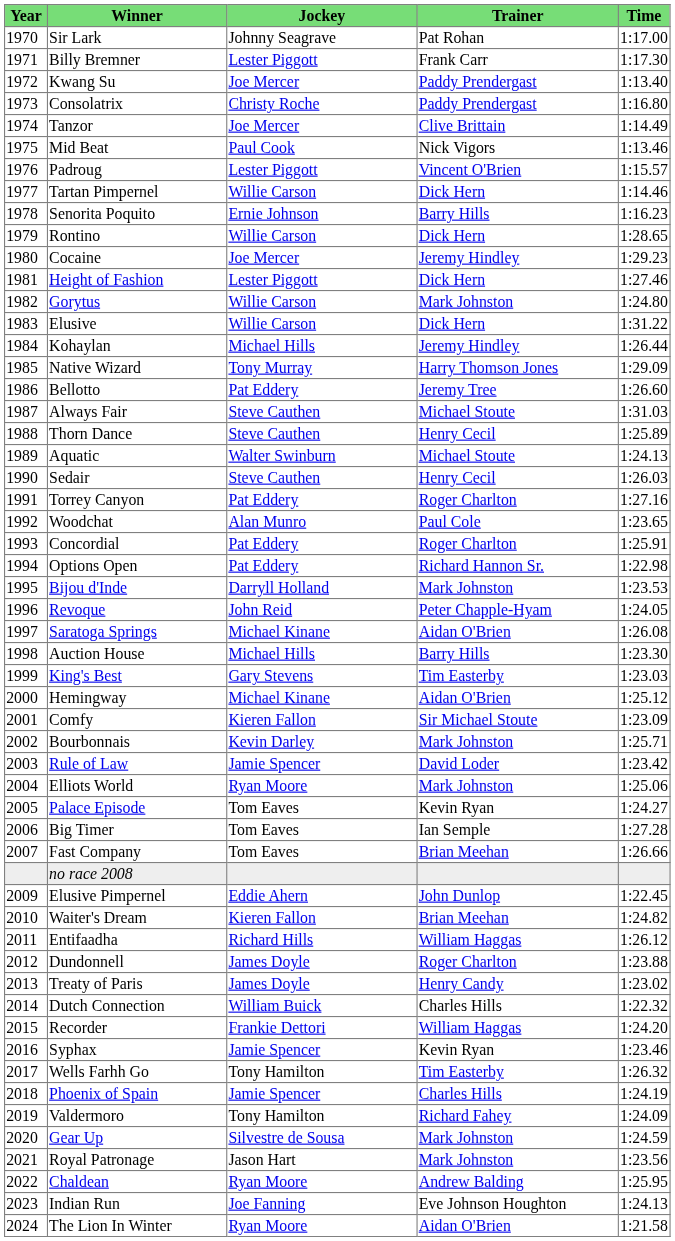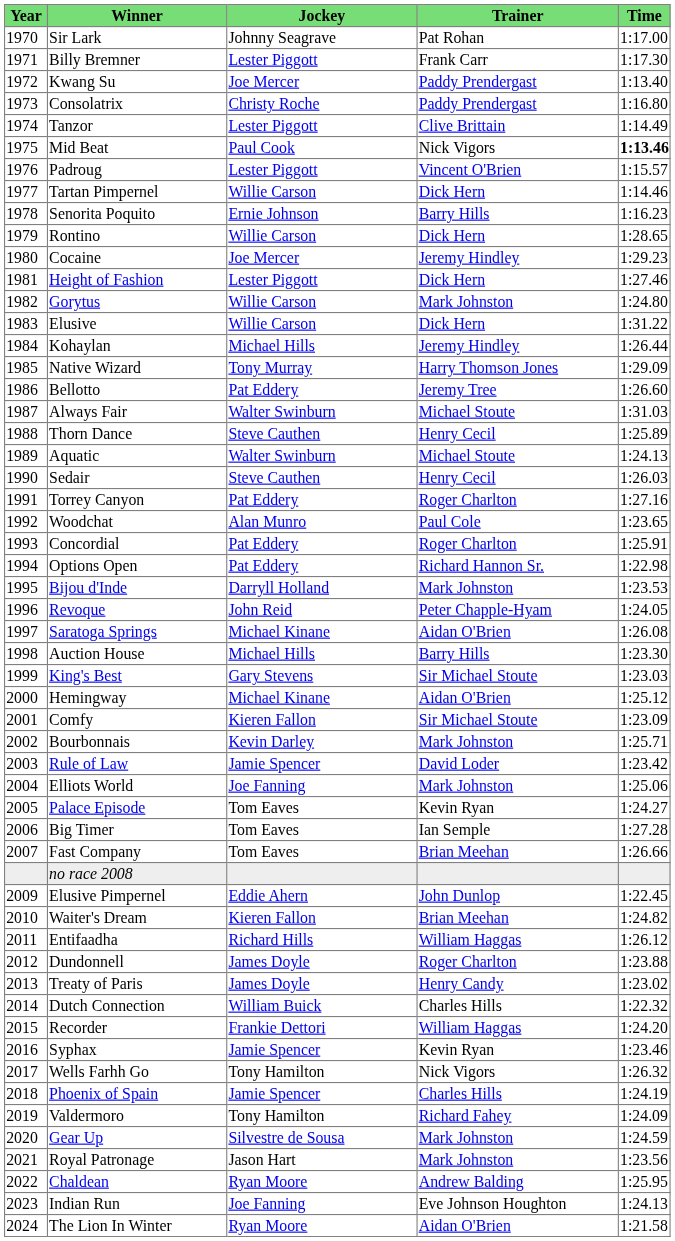(264, 125) Joe Mercer -> (273, 125) Lester Piggott
(644, 147) normal -> (644, 147) bold
(274, 411) Steve Cauthen -> (282, 411) Walter Swinburn
(461, 675) Tim Easterby -> (478, 675) Sir Michael Stoute
(268, 785) Ryan Moore -> (267, 785) Joe Fanning
(461, 1071) Tim Easterby -> (457, 1071) Nick Vigors
